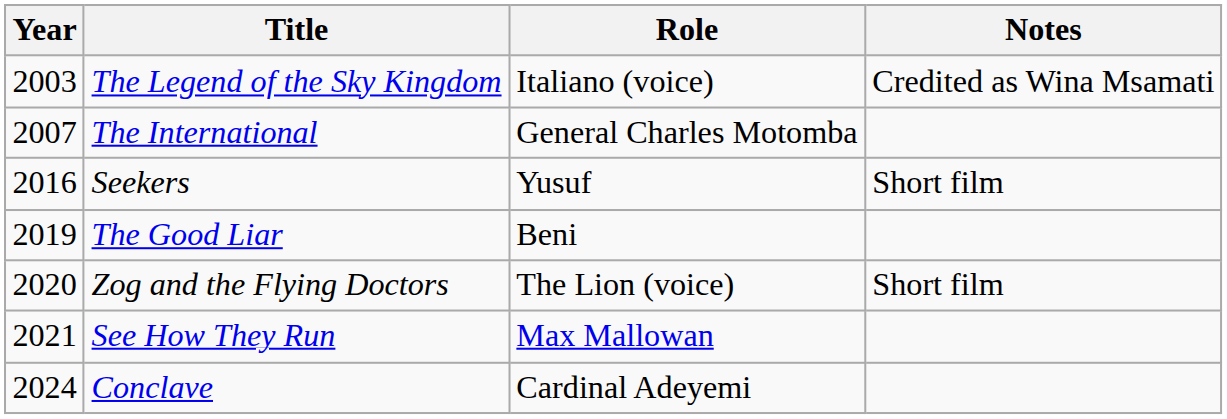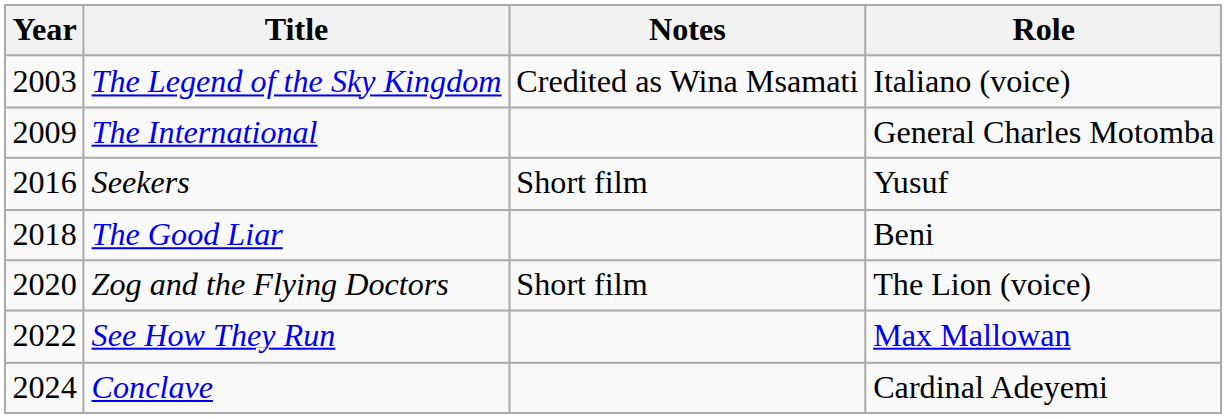columns swapped: (687, 30) <-> (1043, 30)
(45, 132) 2007 -> (45, 132) 2009
(45, 234) 2019 -> (45, 234) 2018
(45, 336) 2021 -> (45, 336) 2022
